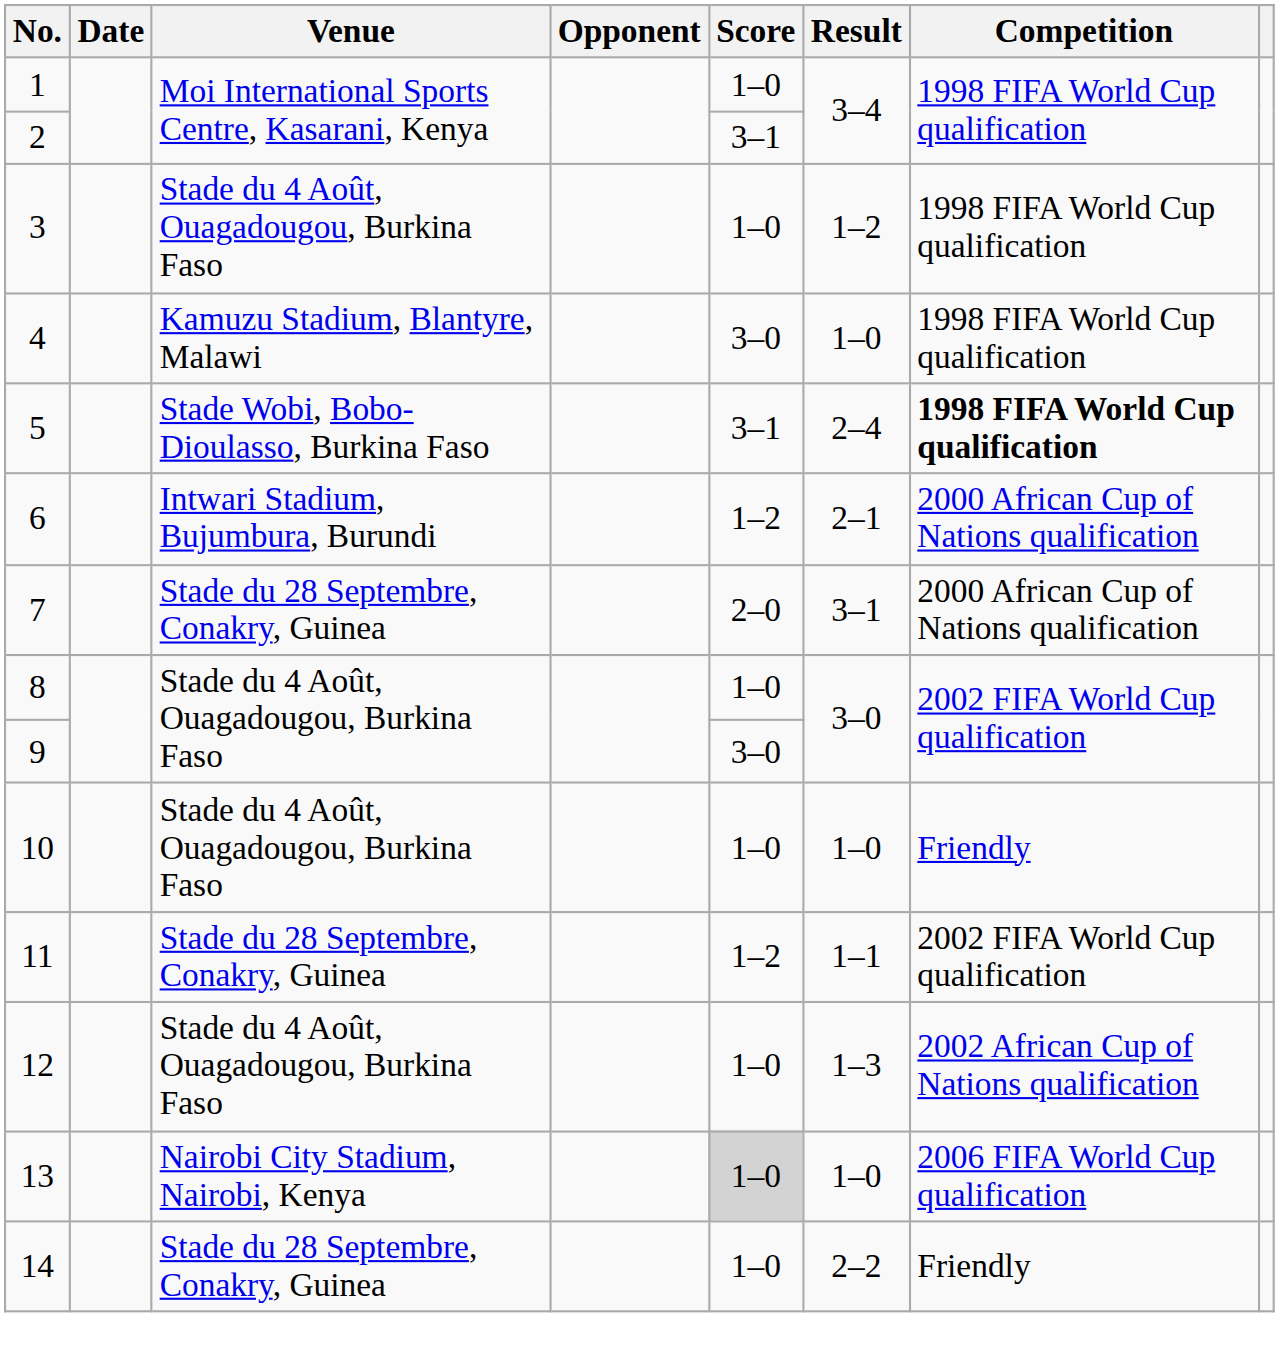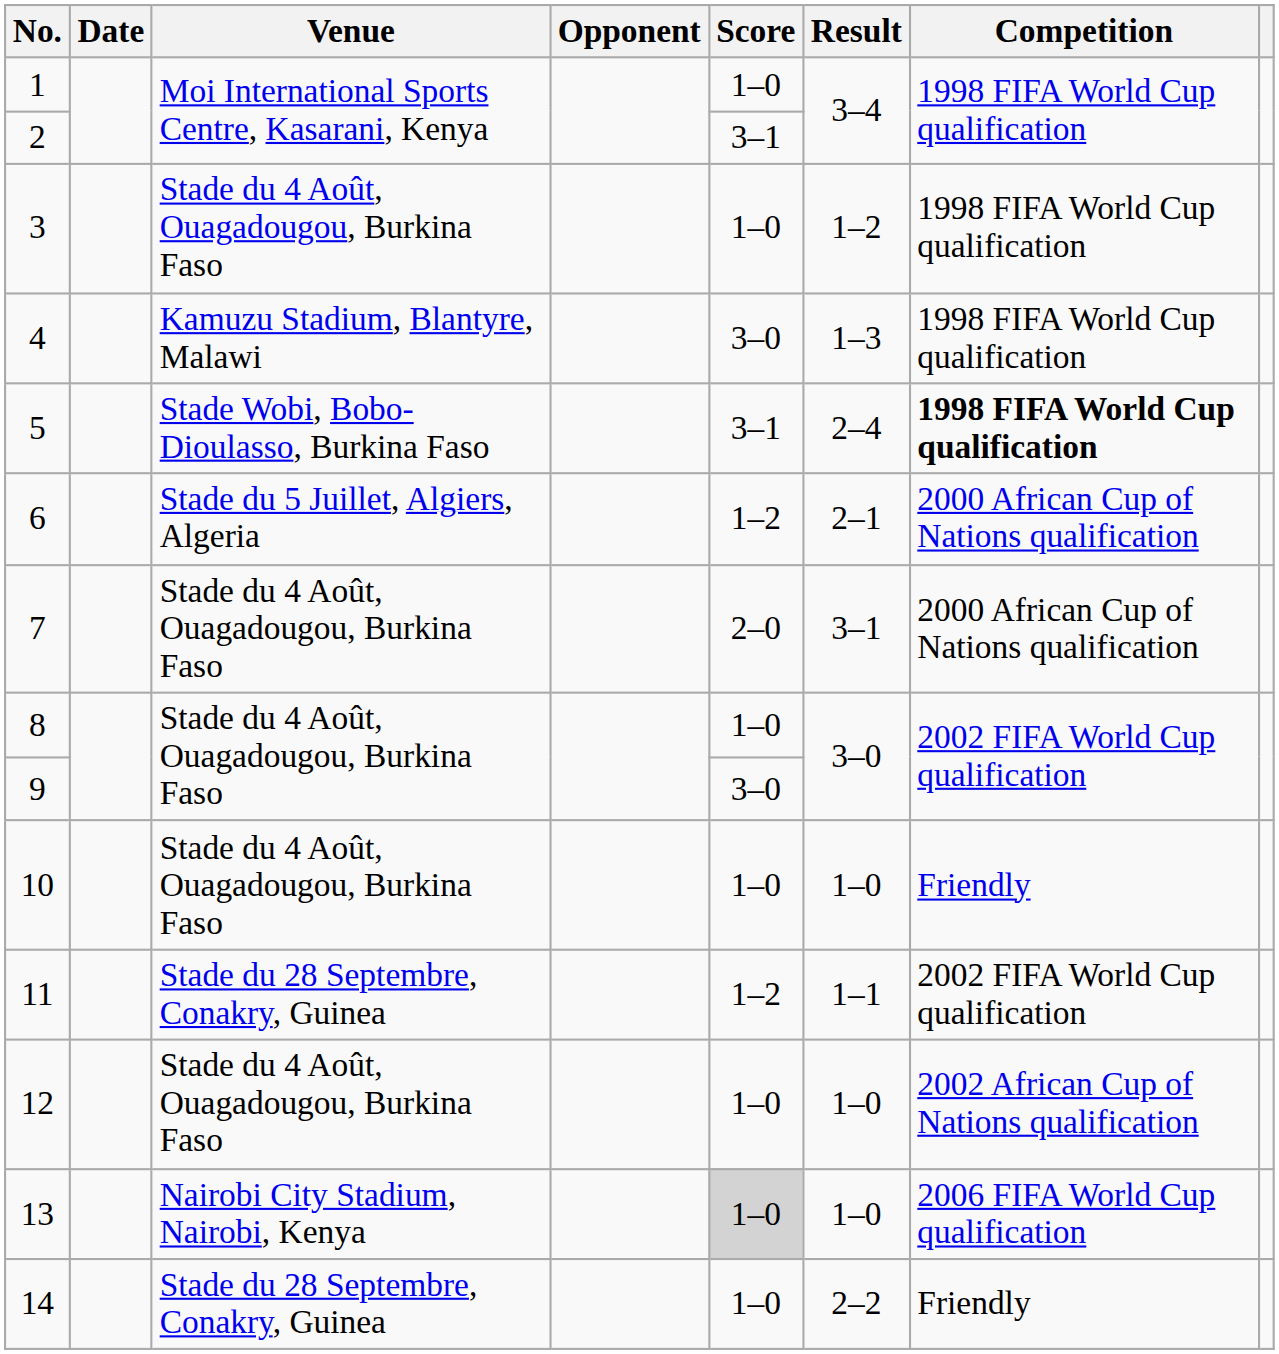(856, 337) 1–0 -> (856, 337) 1–3
(298, 518) Intwari Stadium, Bujumbura, Burundi -> (336, 518) Stade du 5 Juillet, Algiers, Algeria
(318, 609) Stade du 28 Septembre, Conakry, Guinea -> (316, 627) Stade du 4 Août, Ouagadougou, Burkina Faso
(856, 1065) 1–3 -> (856, 1103) 1–0
